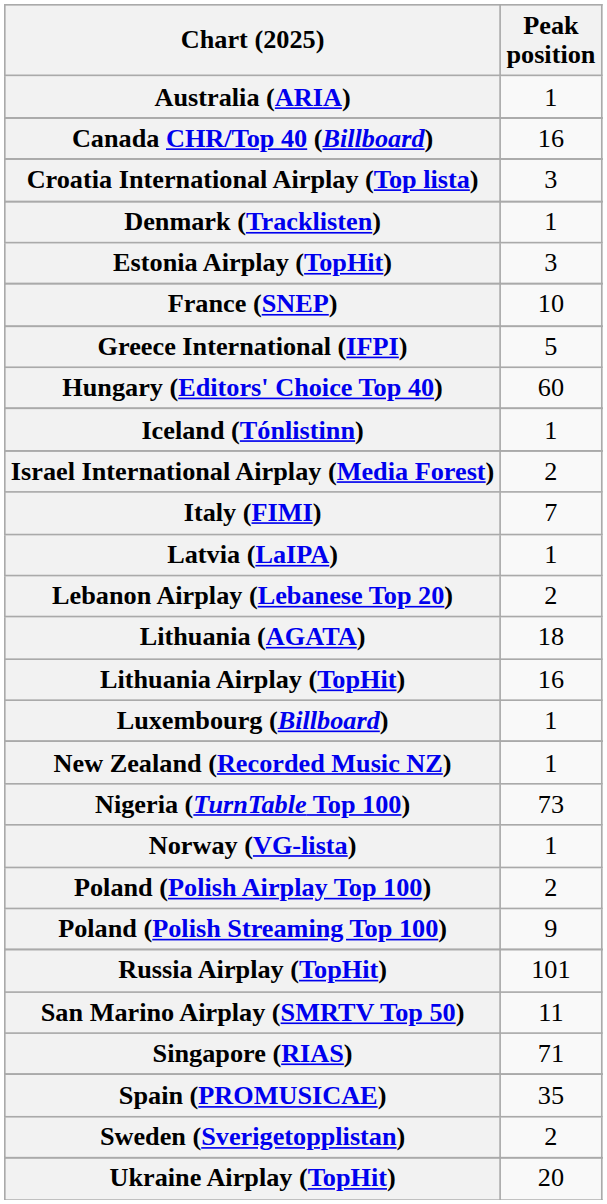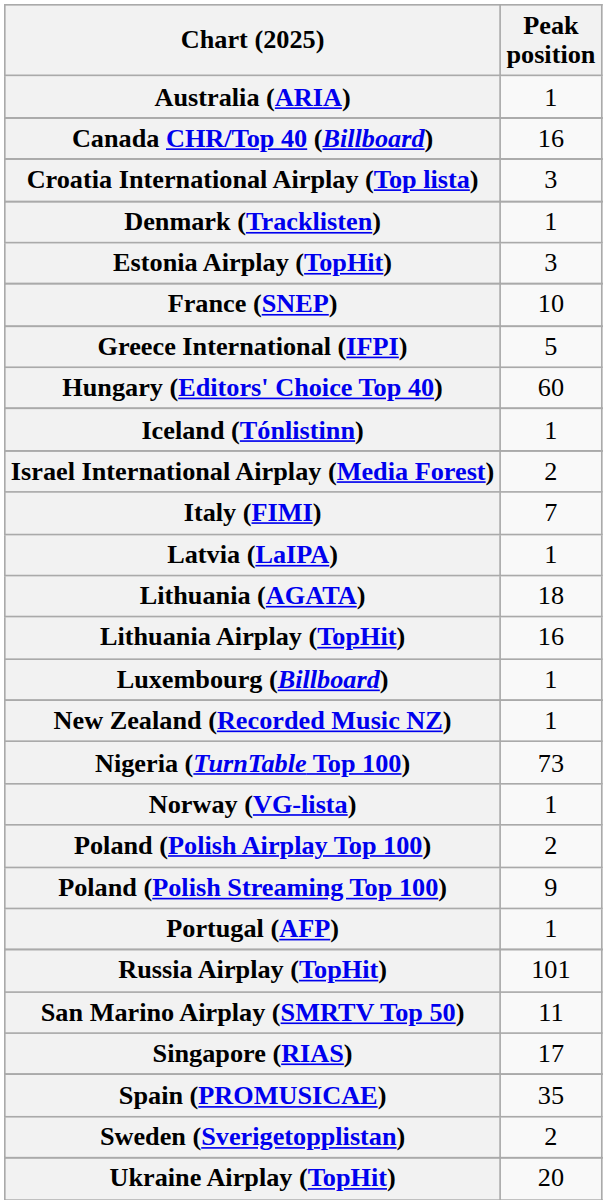- row: (253, 595)
+ row: (253, 928)
(551, 1053) 71 -> (551, 1053) 17
